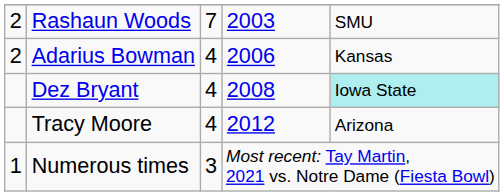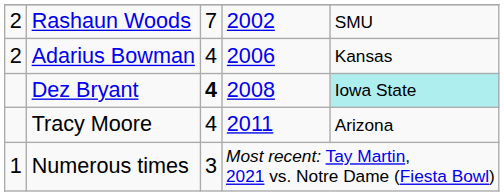(251, 21) 2003 -> (251, 21) 2002
(211, 90) normal -> (211, 90) bold
(251, 124) 2012 -> (250, 124) 2011
